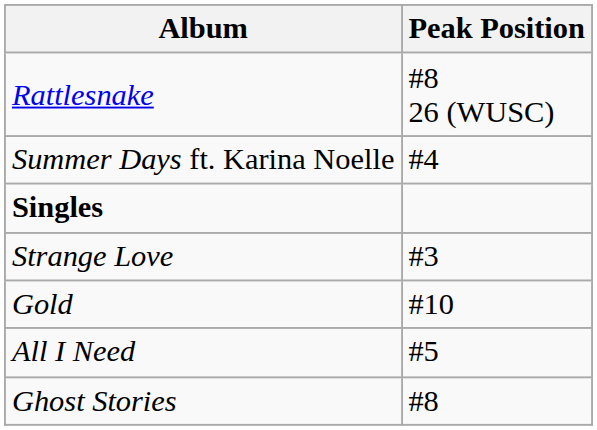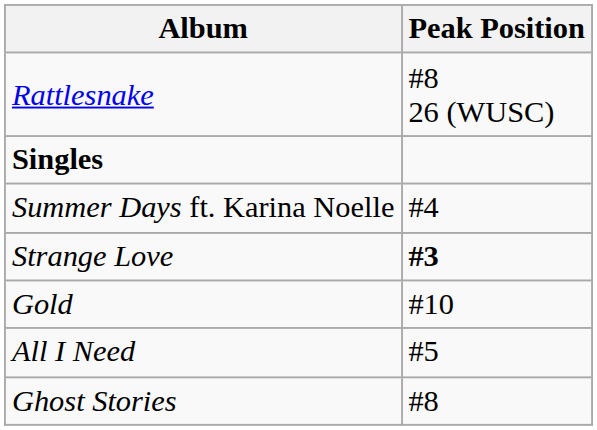rows swapped: (58, 207) <-> (203, 159)
(424, 255) normal -> (424, 255) bold
